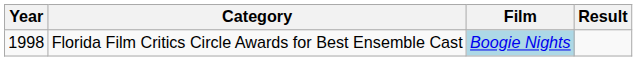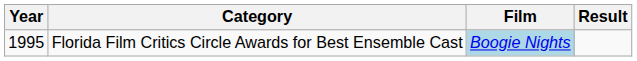(26, 42) 1998 -> (26, 42) 1995
